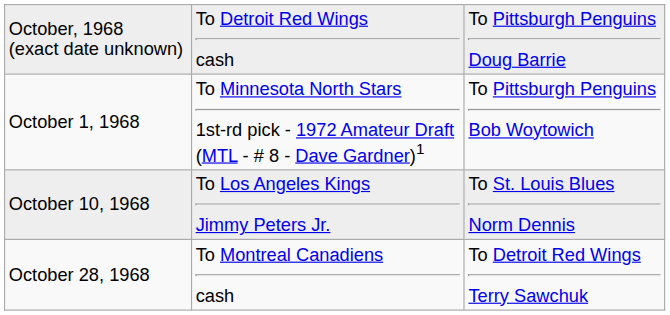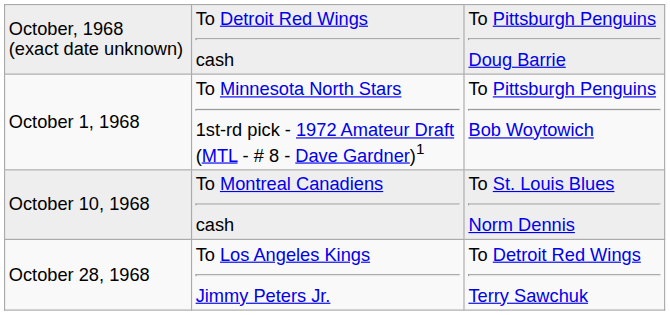(328, 204) To Los Angeles Kings Jimmy Peters Jr. -> (328, 204) To Montreal Canadiens cash
(328, 274) To Montreal Canadiens cash -> (328, 274) To Los Angeles Kings Jimmy Peters Jr.
